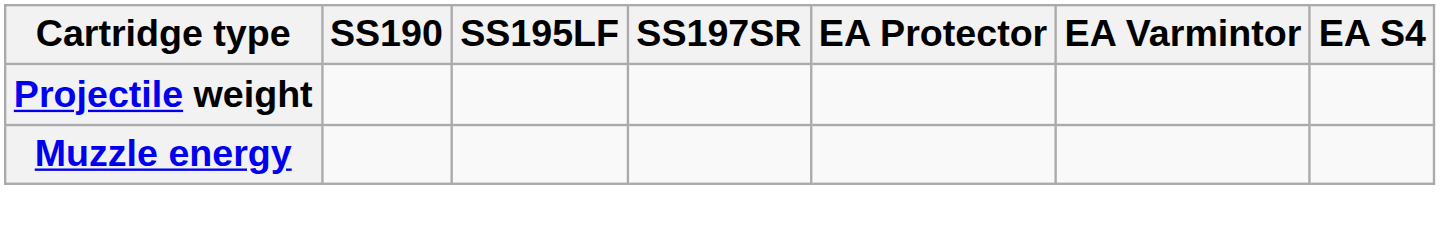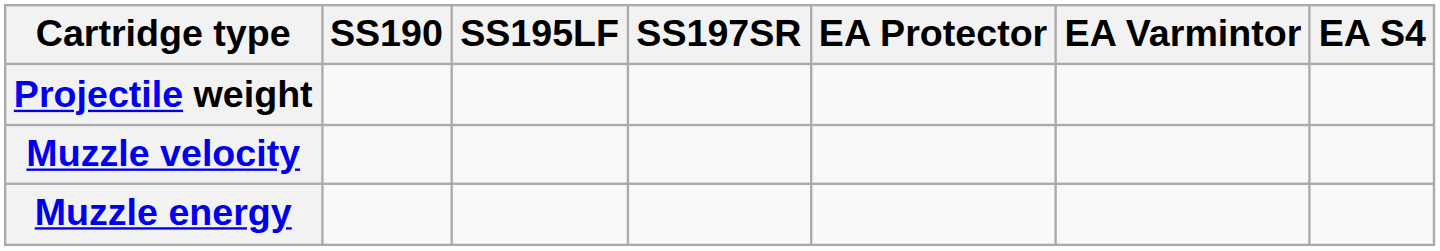+ row: (163, 153)
